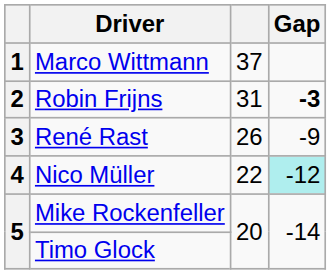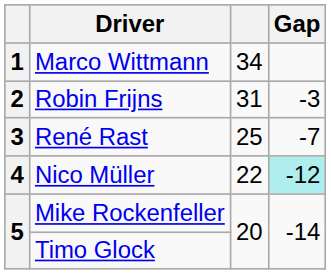(249, 62) 37 -> (249, 62) 34
(310, 100) bold -> (310, 100) normal
(249, 137) 26 -> (249, 137) 25
(310, 137) -9 -> (310, 137) -7
